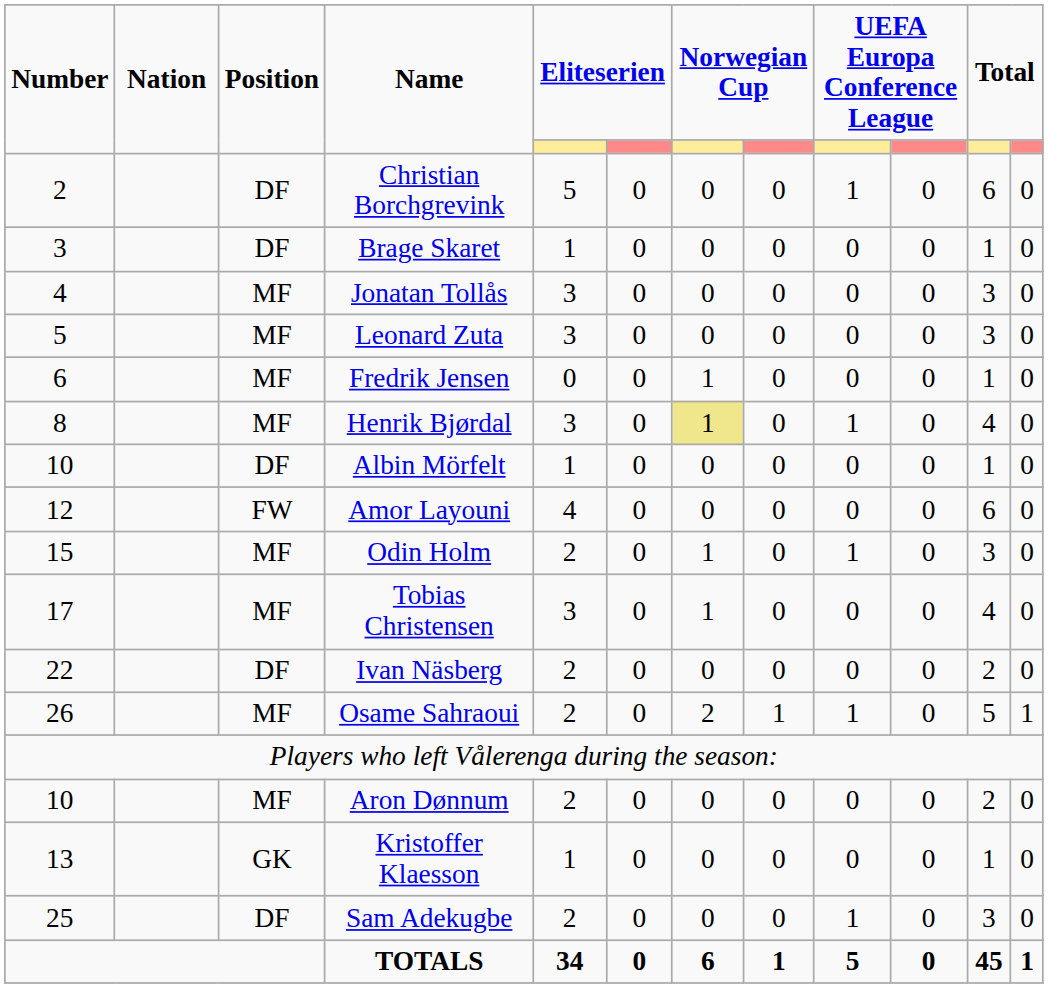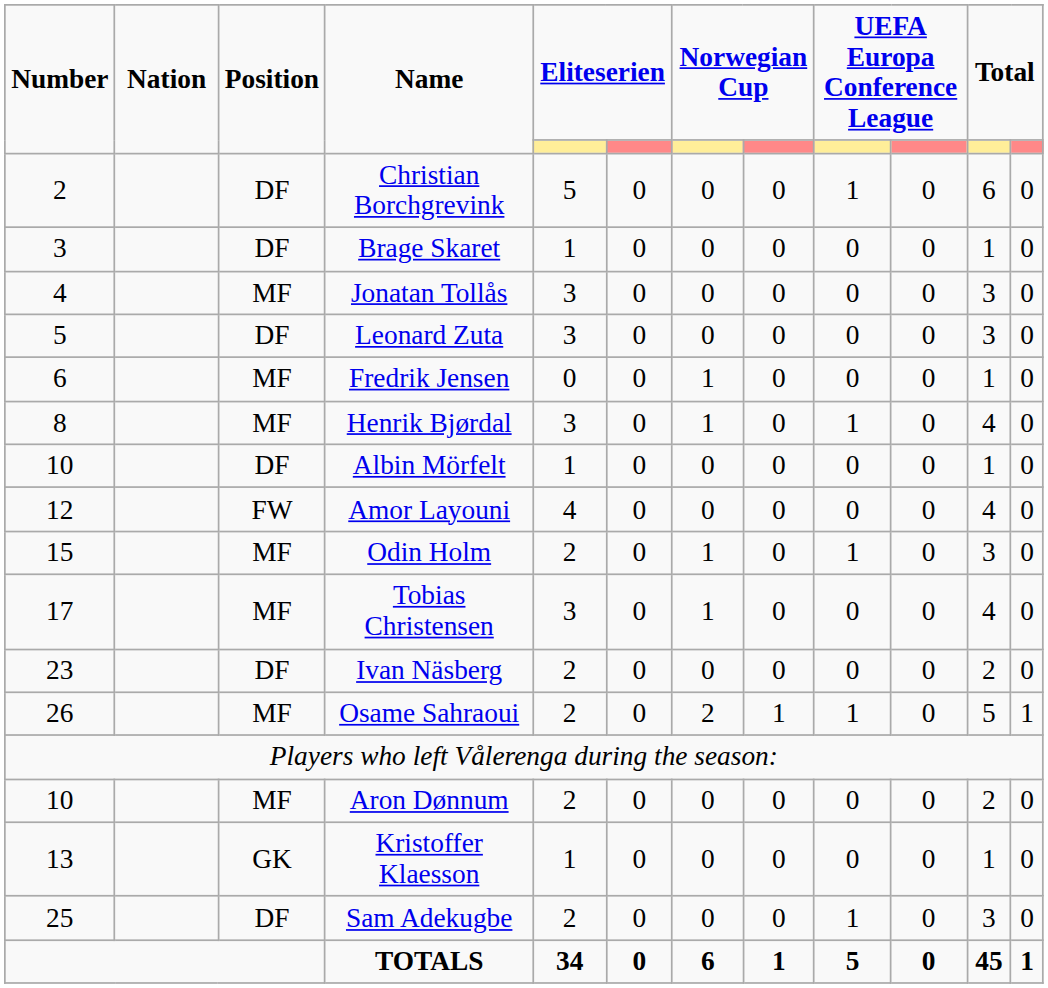(272, 335) MF -> (272, 335) DF
(708, 422) khaki background -> (708, 422) no background
(989, 509) 6 -> (989, 509) 4
(60, 670) 22 -> (60, 670) 23
